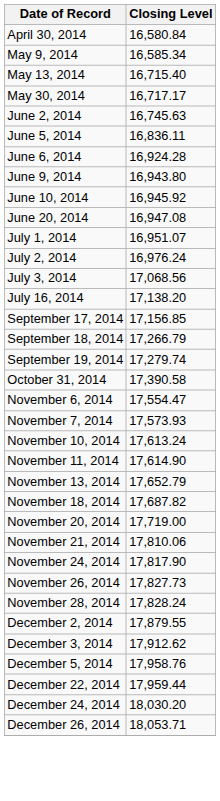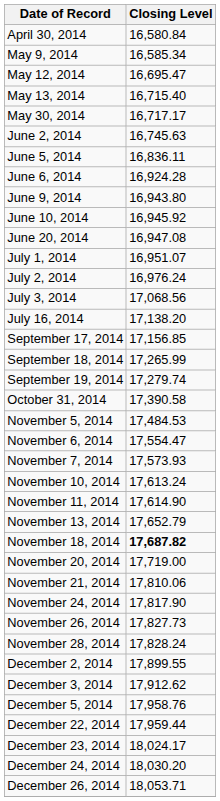+ row: (46, 75)
(158, 339) 17,266.79 -> (158, 359) 17,265.99
+ row: (60, 420)
(158, 501) normal -> (158, 542) bold
(158, 623) 17,879.55 -> (158, 664) 17,899.55
+ row: (64, 745)
